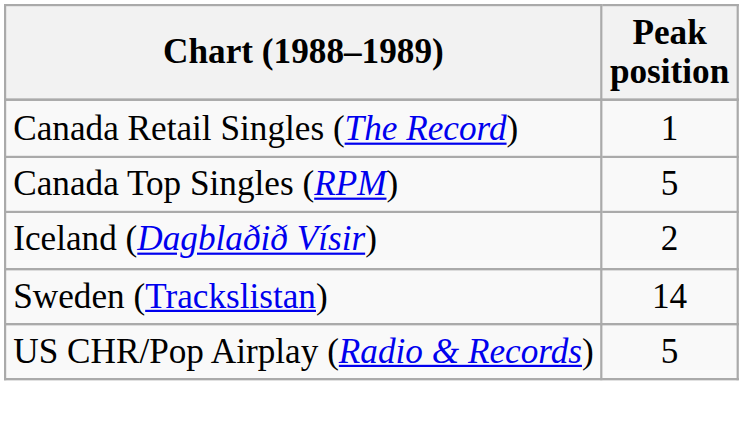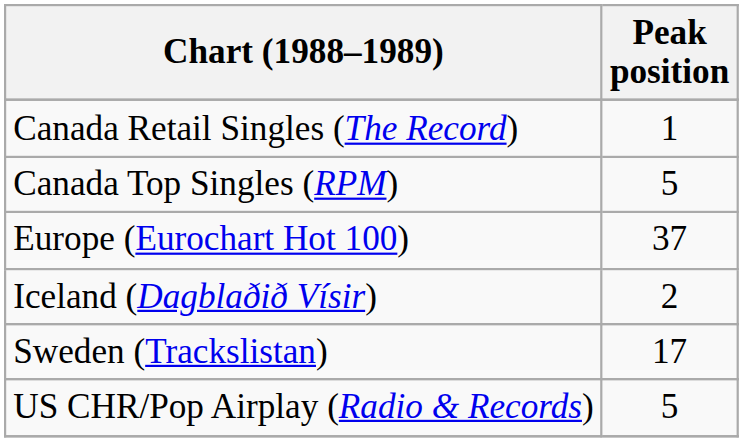+ row: (211, 239)
(670, 295) 14 -> (670, 351) 17
